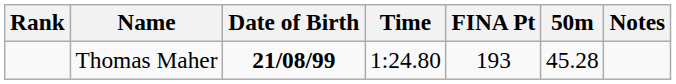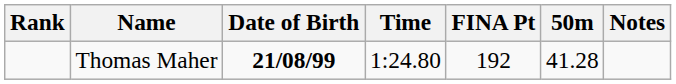(493, 60) 193 -> (493, 60) 192
(572, 60) 45.28 -> (572, 60) 41.28
